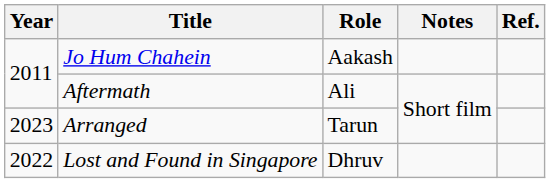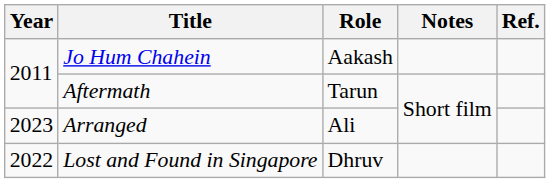(341, 90) Ali -> (353, 90) Tarun
(353, 125) Tarun -> (341, 125) Ali
